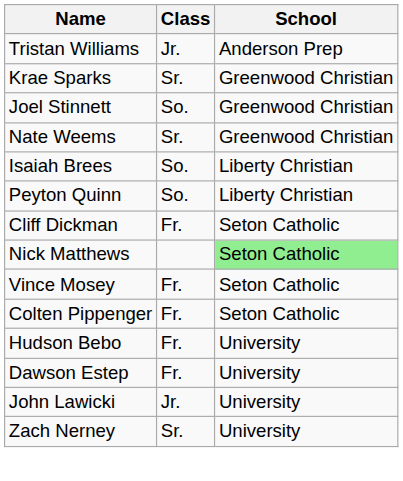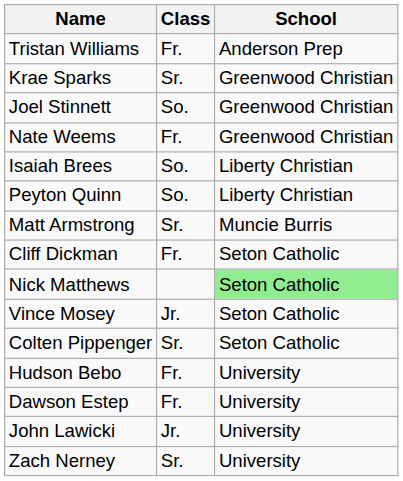(171, 48) Jr. -> (172, 48) Fr.
(172, 136) Sr. -> (172, 136) Fr.
+ row: (72, 225)
(172, 284) Fr. -> (171, 313) Jr.
(172, 313) Fr. -> (172, 343) Sr.
